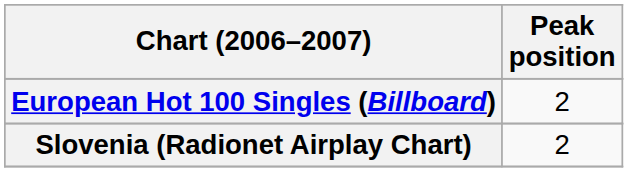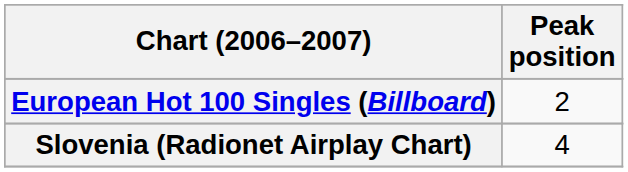(562, 144) 2 -> (562, 144) 4
